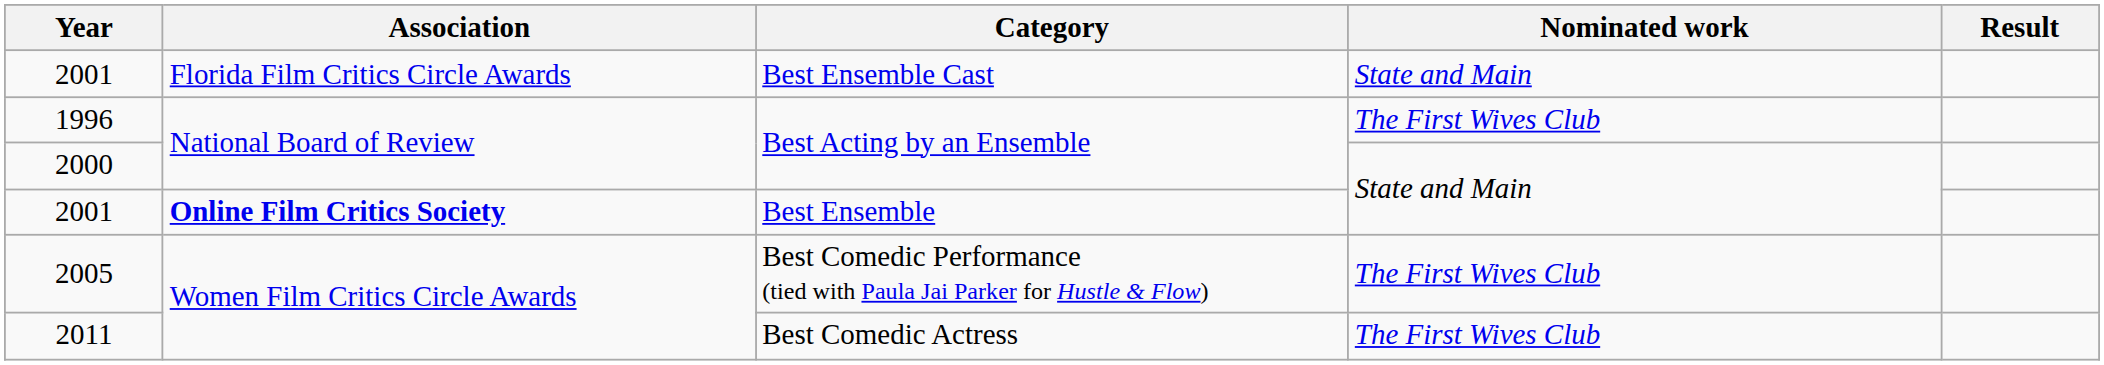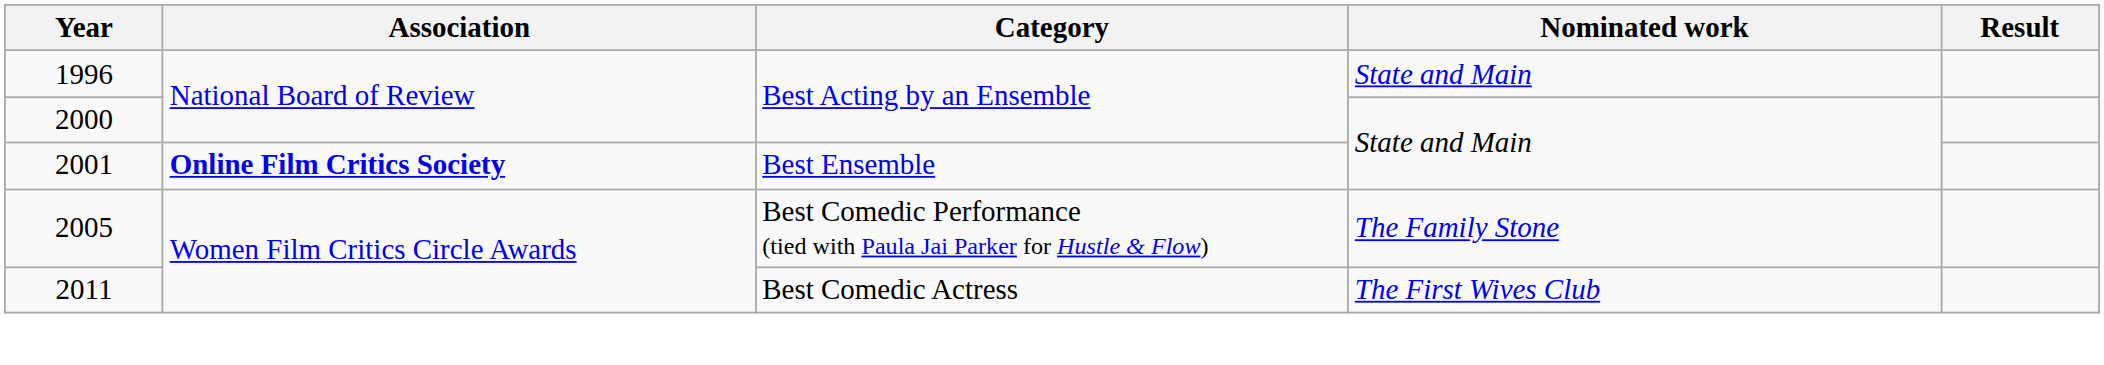- row: (84, 73)
(1478, 119) The First Wives Club -> (1443, 73) State and Main
(1478, 273) The First Wives Club -> (1457, 227) The Family Stone
